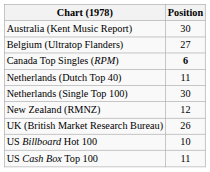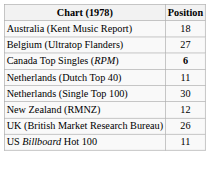(185, 28) 30 -> (185, 28) 18
(185, 142) 10 -> (185, 142) 11
- row: (52, 158)
